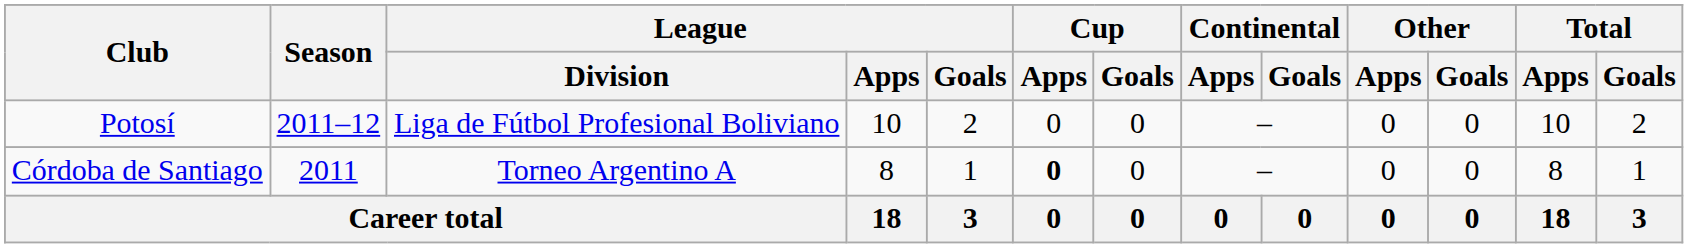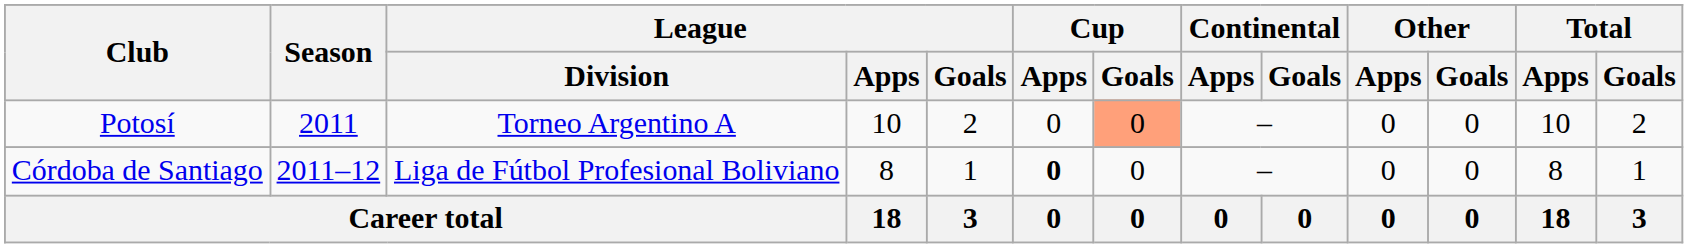(328, 123) 2011–12 -> (328, 123) 2011
(617, 123) Liga de Fútbol Profesional Boliviano -> (617, 123) Torneo Argentino A
(1137, 123) no background -> (1137, 123) lightsalmon background
(328, 170) 2011 -> (328, 170) 2011–12
(617, 170) Torneo Argentino A -> (617, 170) Liga de Fútbol Profesional Boliviano
